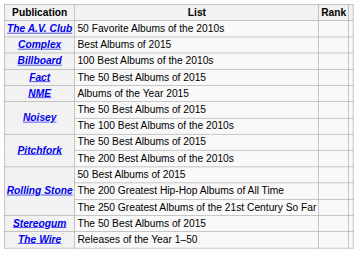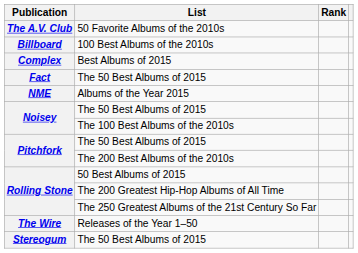rows swapped: (40, 61) <-> (40, 45)
rows swapped: (40, 223) <-> (40, 239)
